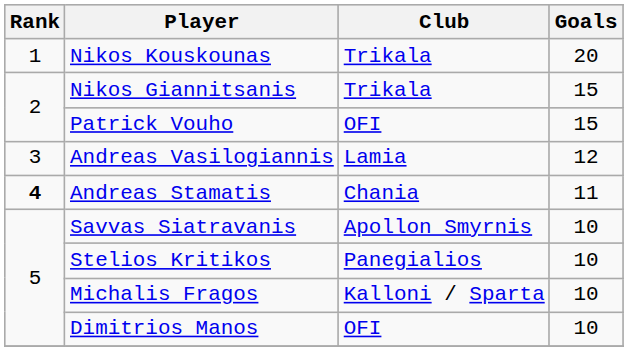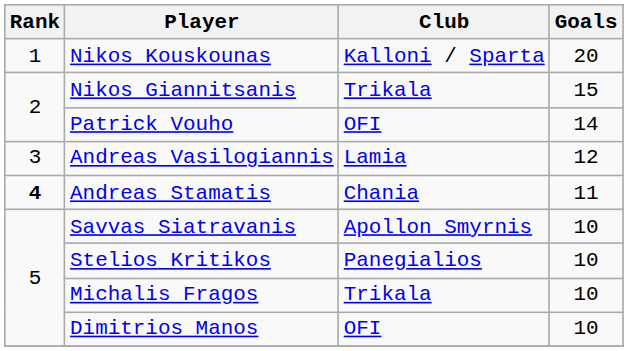(388, 56) Trikala -> (444, 56) Kalloni / Sparta
(586, 124) 15 -> (586, 124) 14
(444, 295) Kalloni / Sparta -> (388, 295) Trikala
